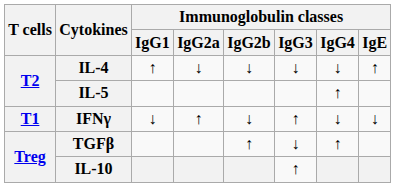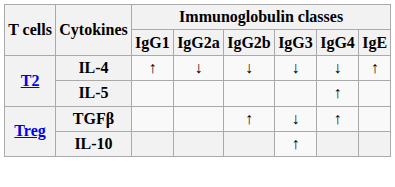- row: (93, 118)
